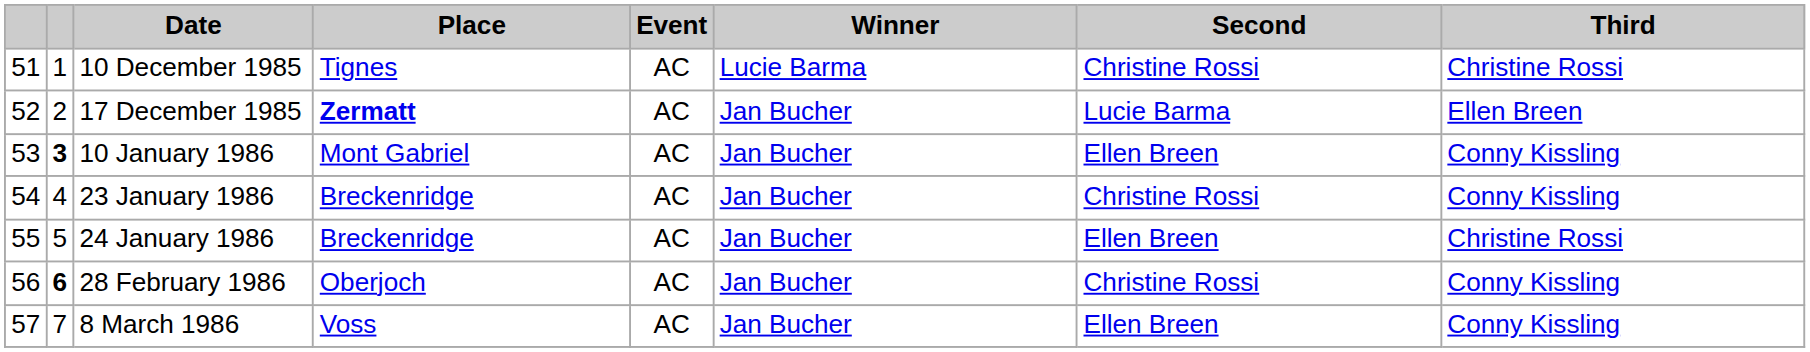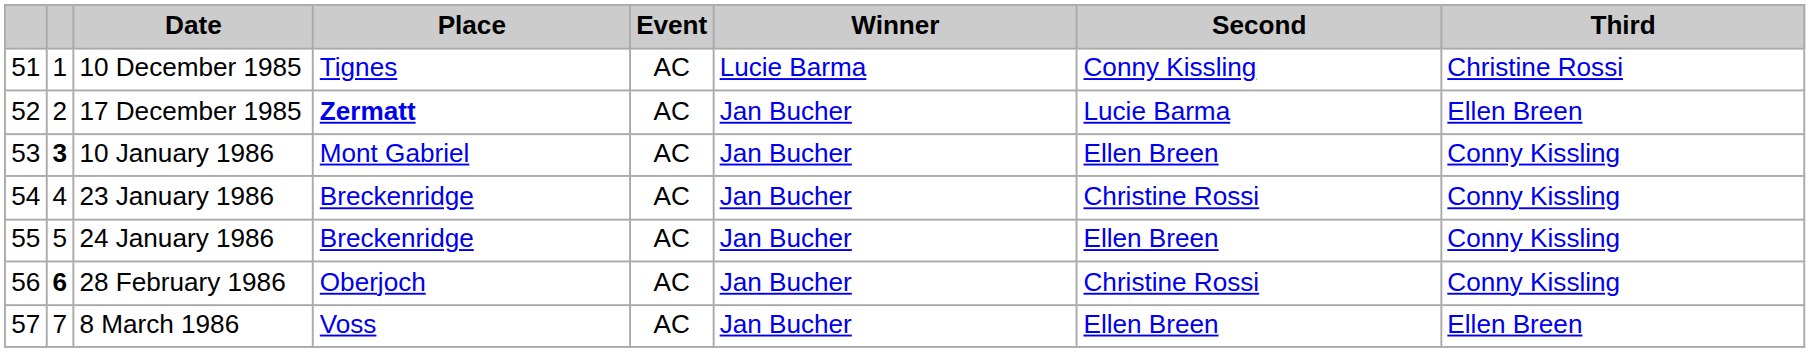(1171, 68) Christine Rossi -> (1170, 68) Conny Kissling
(1535, 239) Christine Rossi -> (1534, 239) Conny Kissling
(1534, 324) Conny Kissling -> (1515, 324) Ellen Breen
